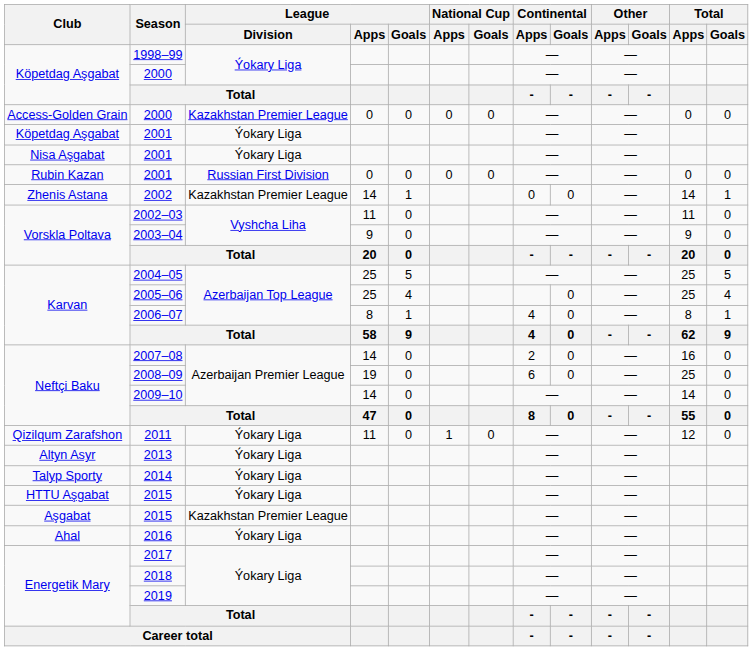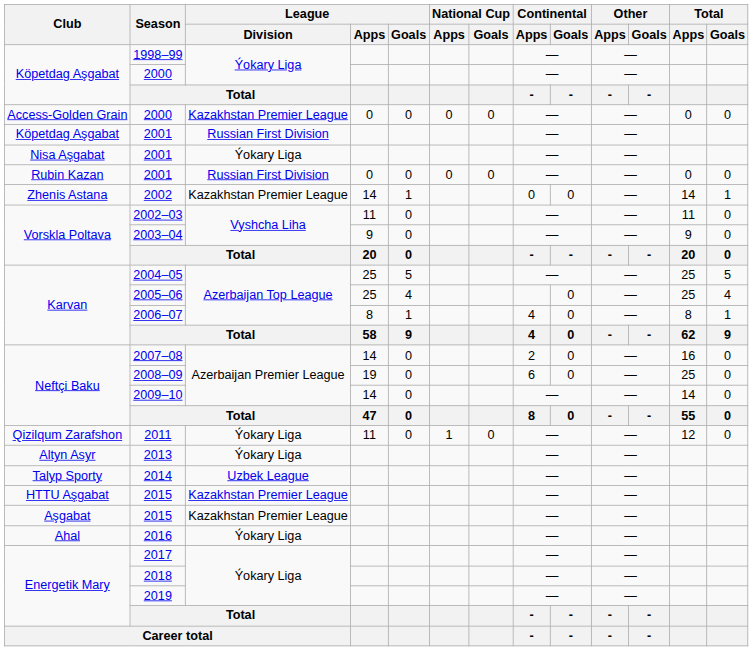(268, 134) Ýokary Liga -> (268, 134) Russian First Division
(268, 475) Ýokary Liga -> (268, 475) Uzbek League
(268, 495) Ýokary Liga -> (268, 495) Kazakhstan Premier League
